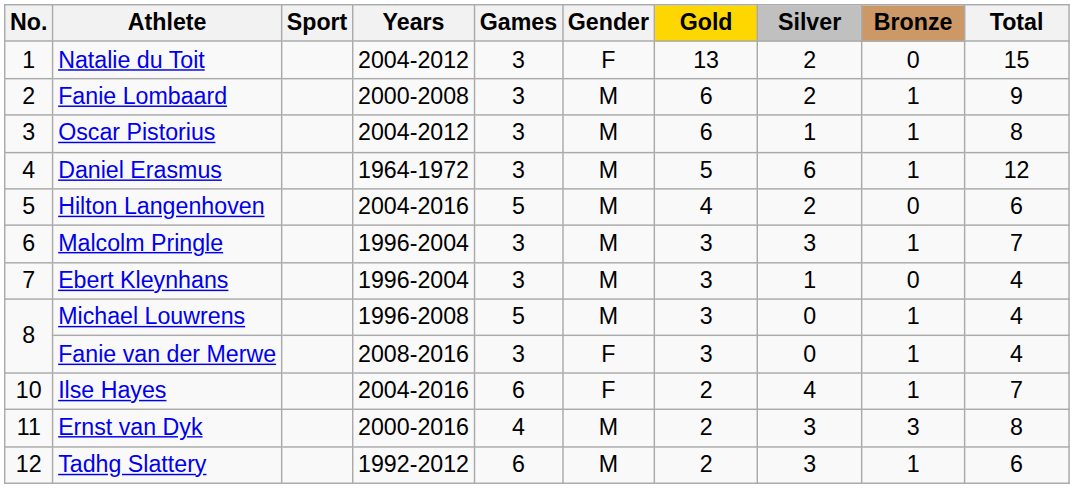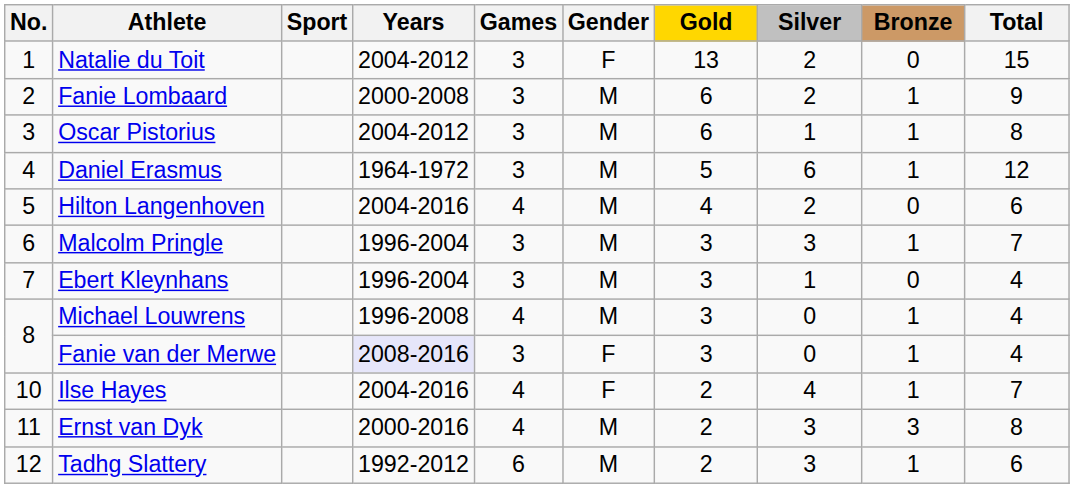(518, 206) 5 -> (518, 206) 4
(518, 317) 5 -> (518, 317) 4
(414, 354) no background -> (414, 354) lavender background
(518, 390) 6 -> (518, 390) 4
